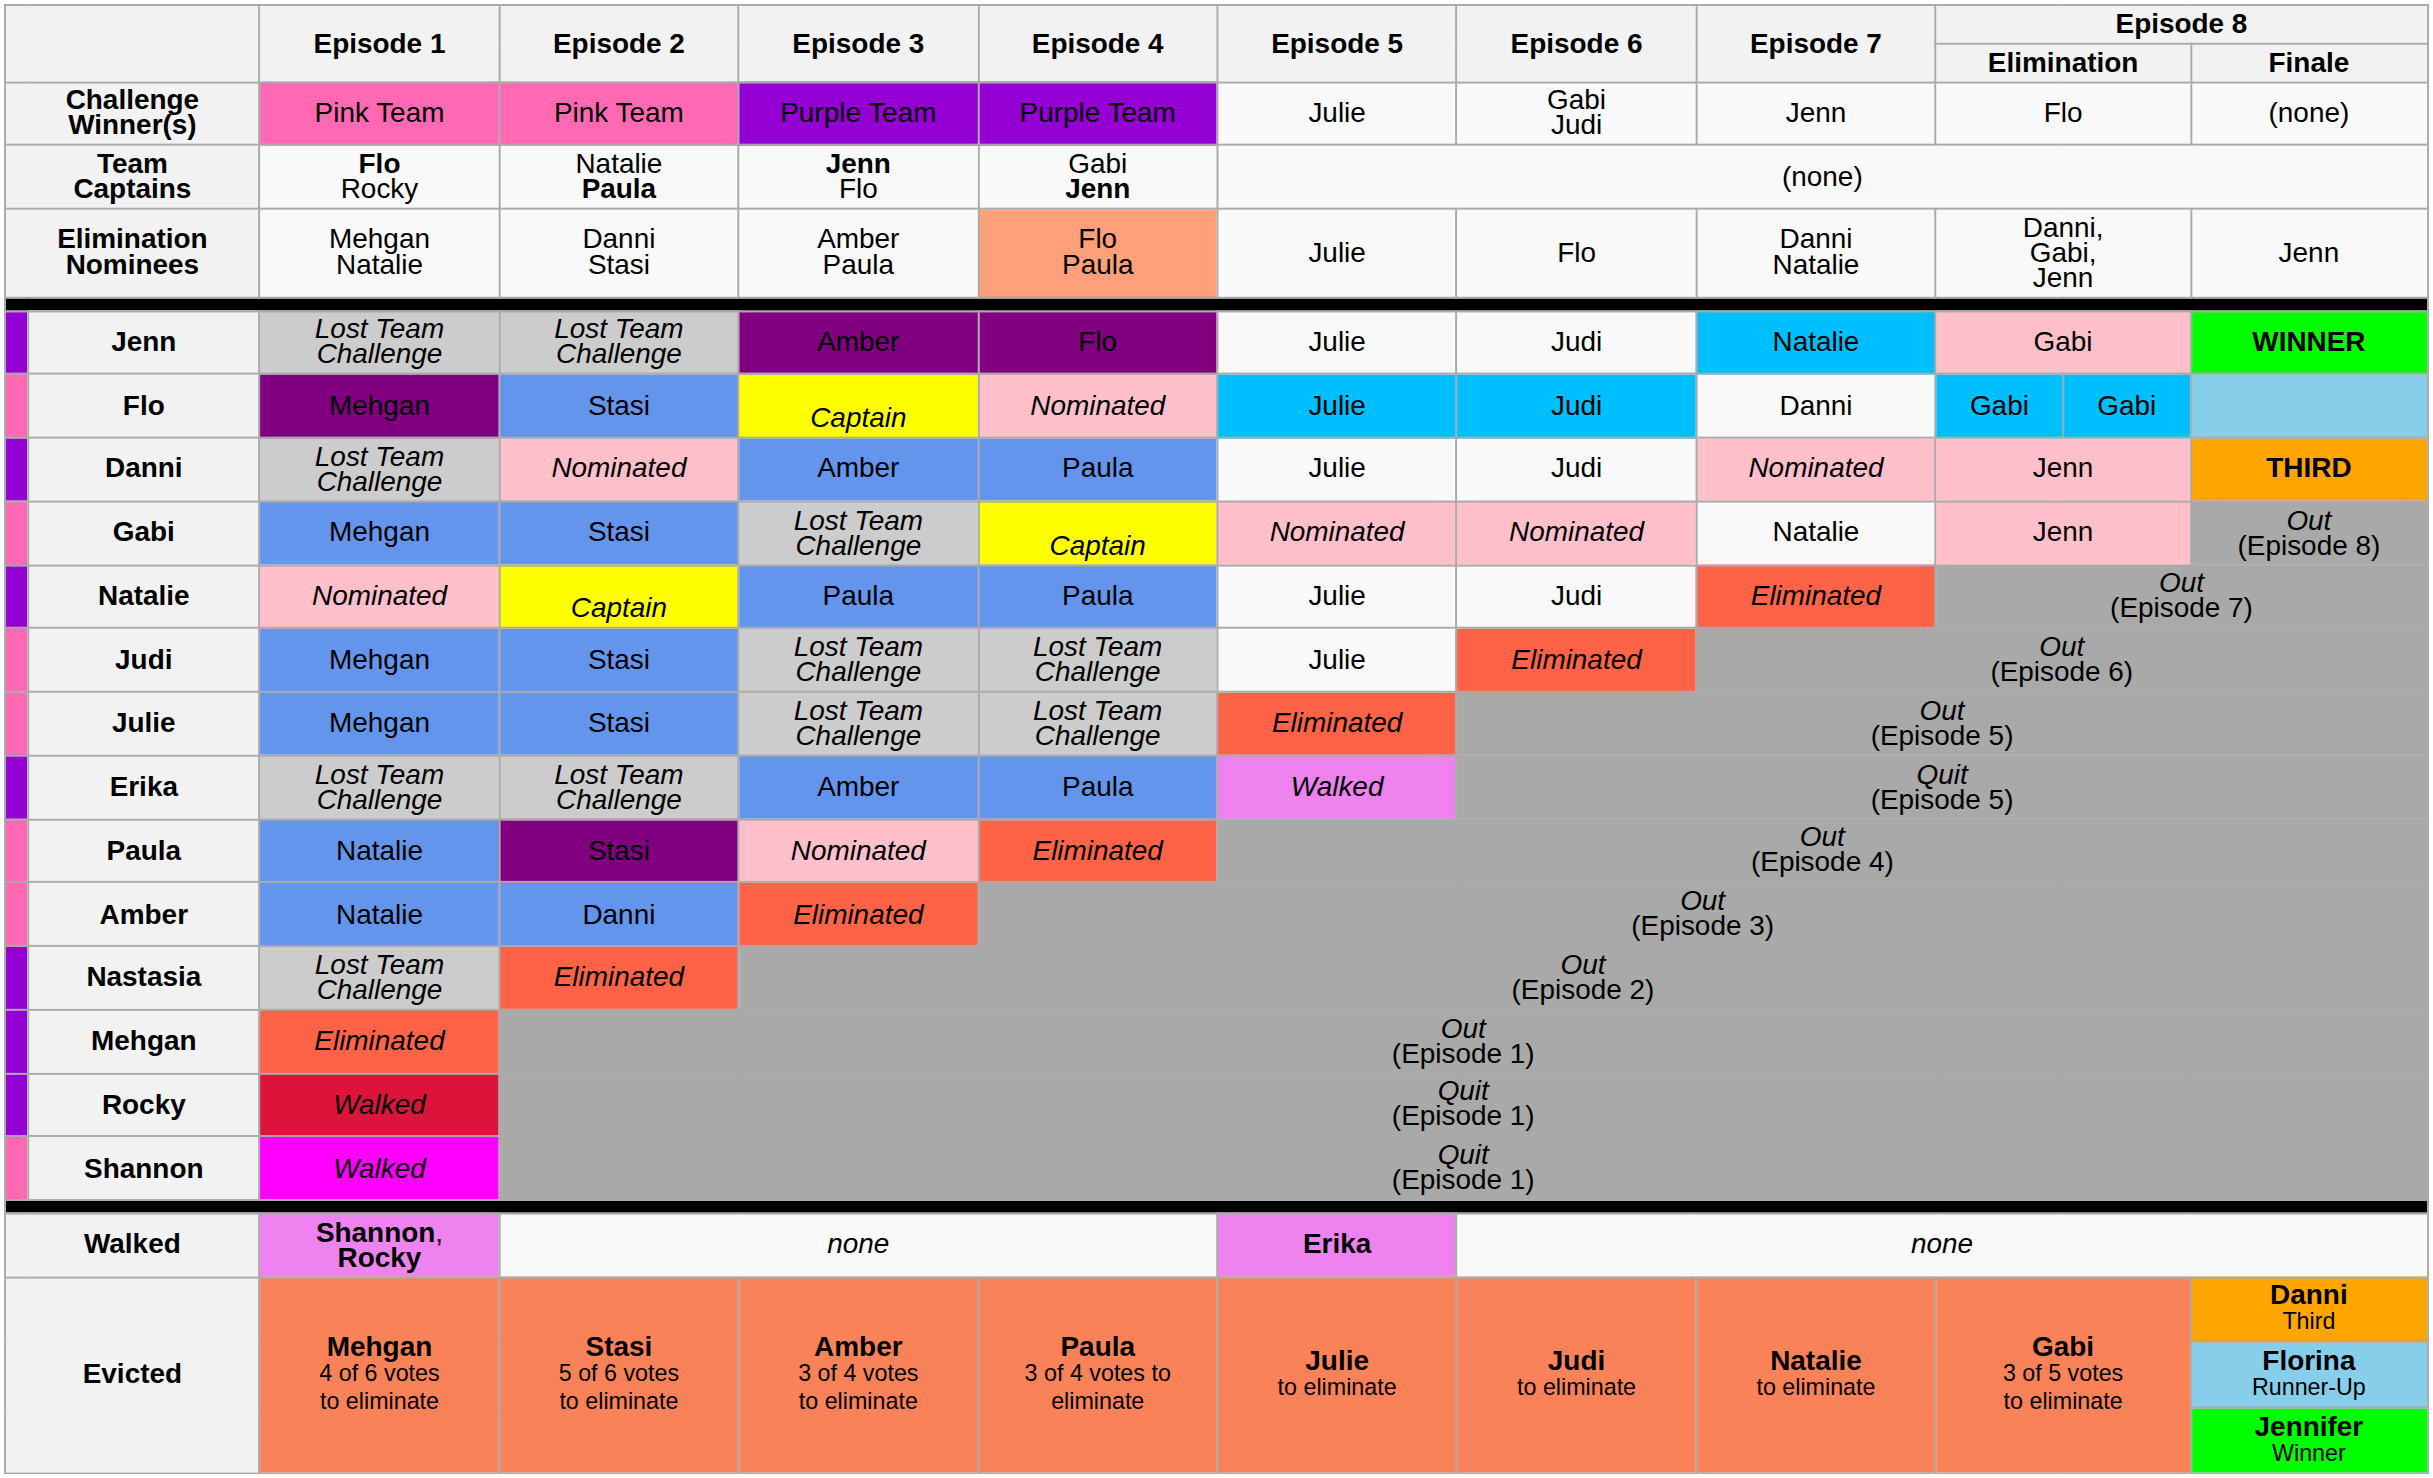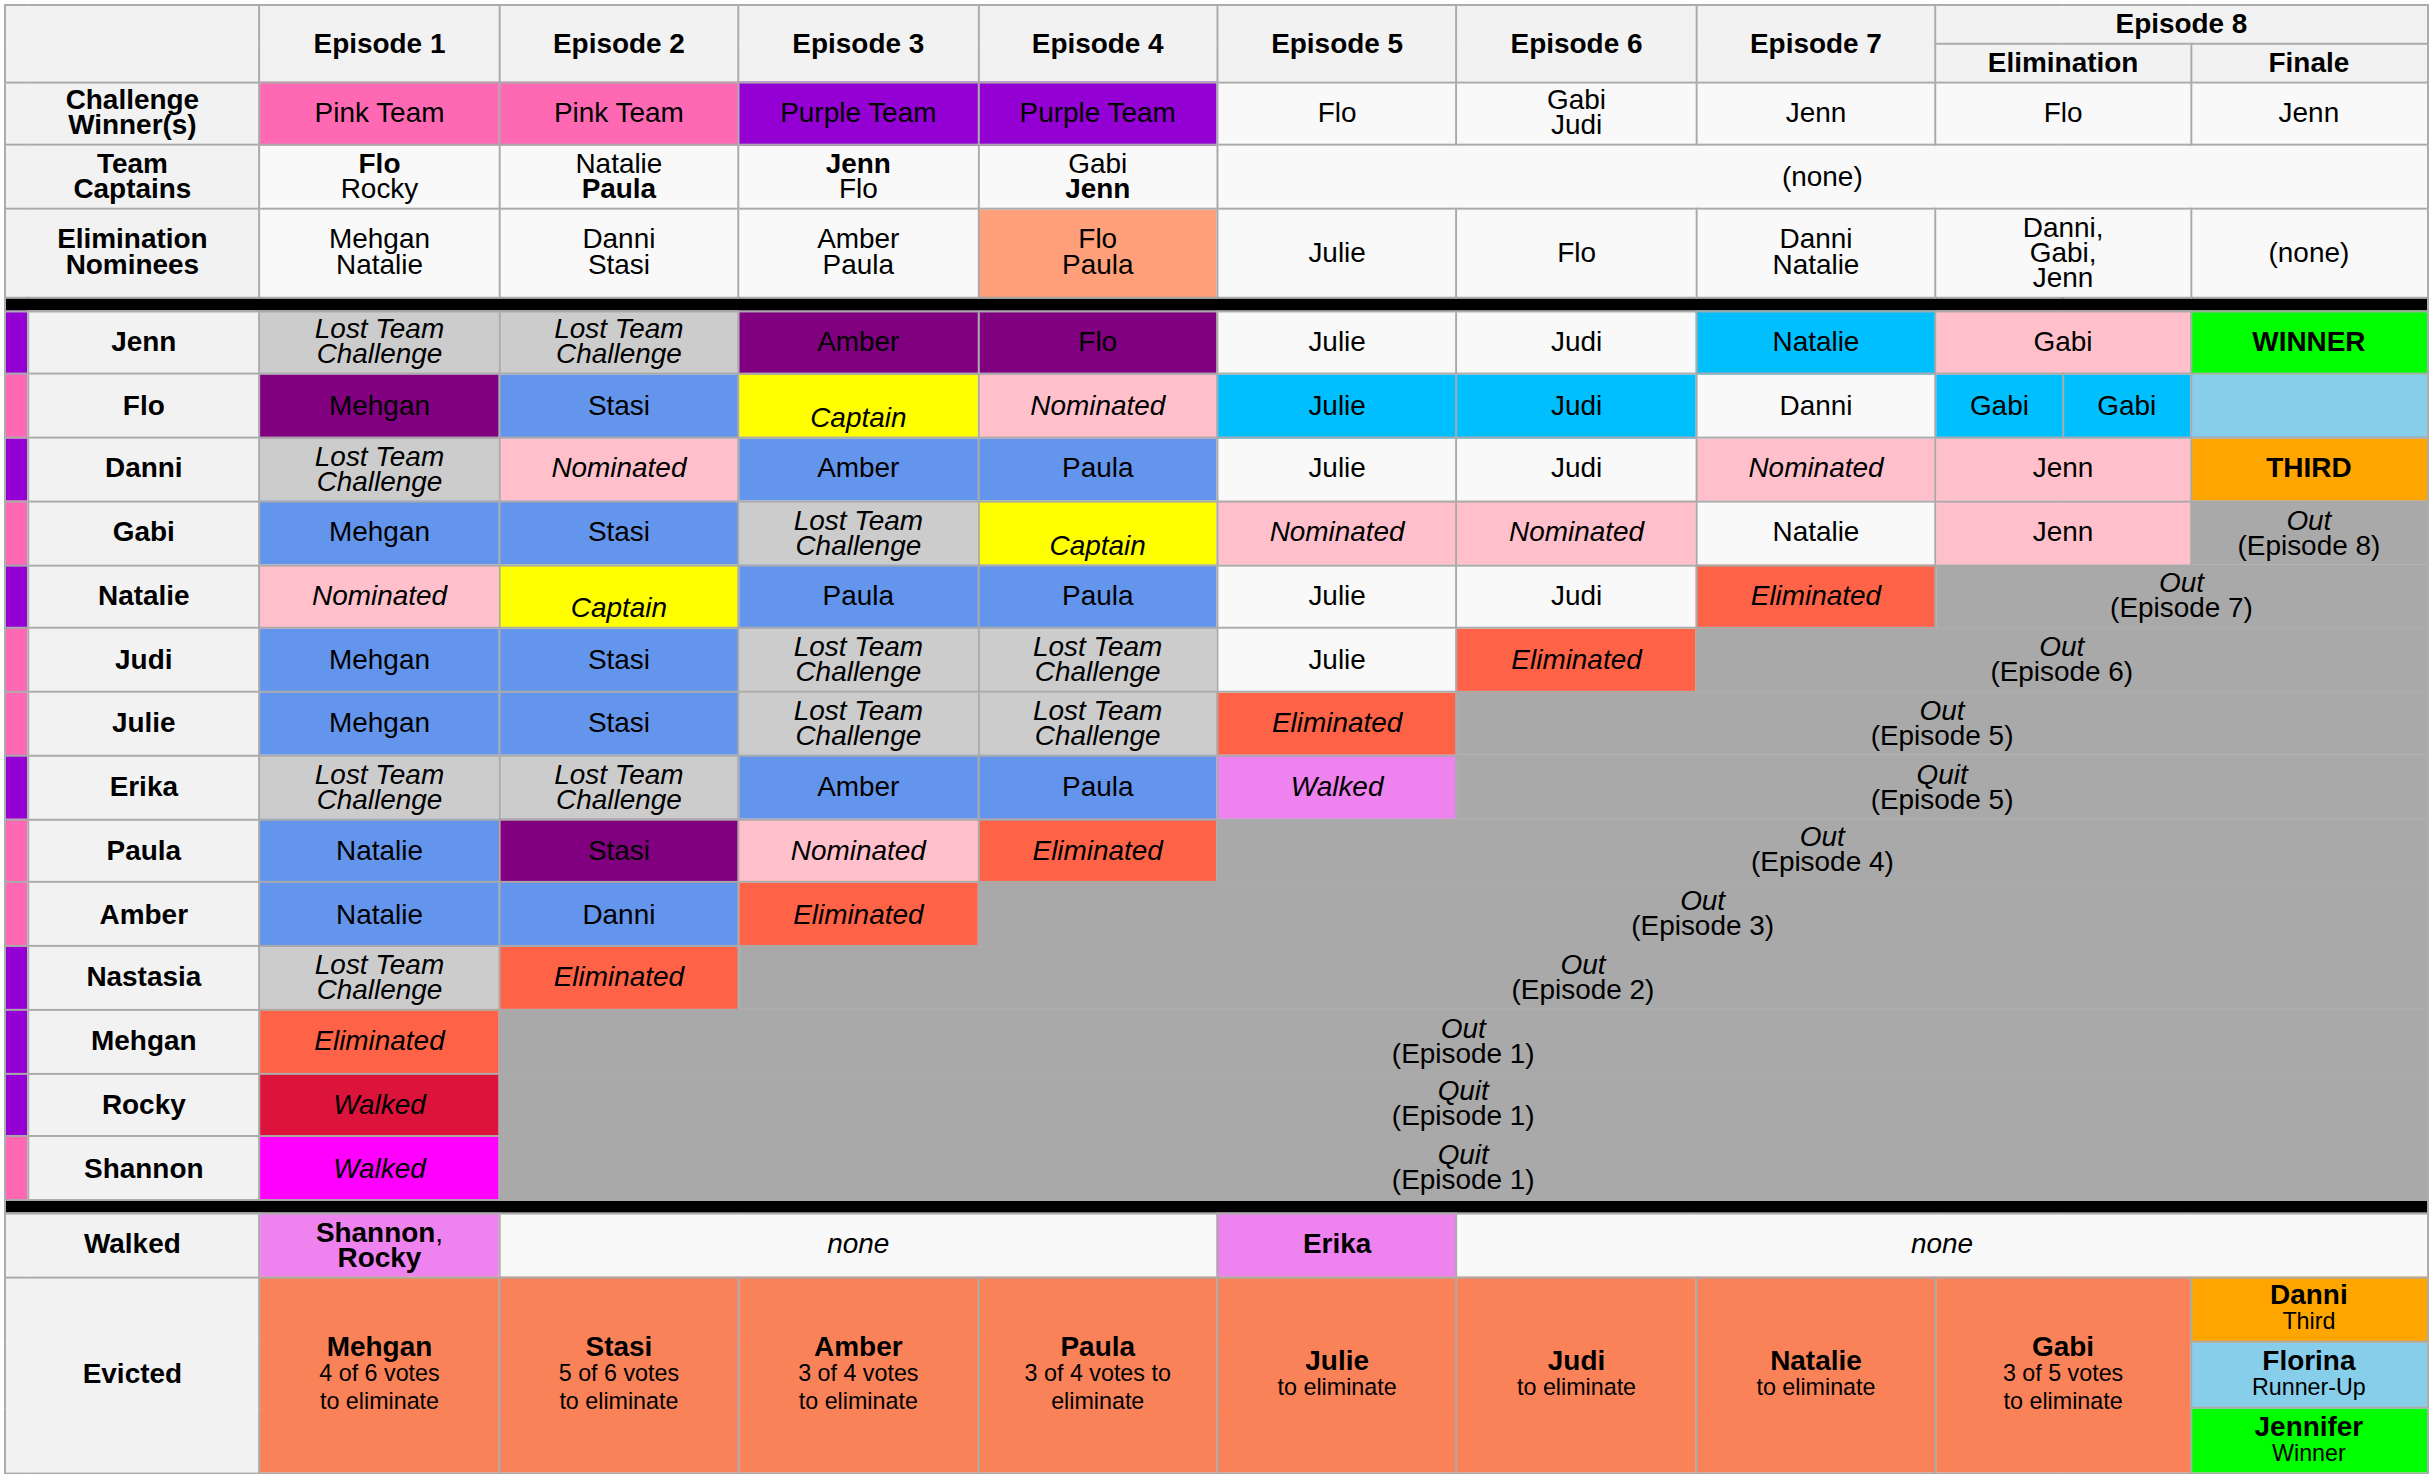(1337, 113) Julie -> (1337, 113) Flo
(2309, 113) (none) -> (2309, 113) Jenn
(2309, 252) Jenn -> (2309, 252) (none)
